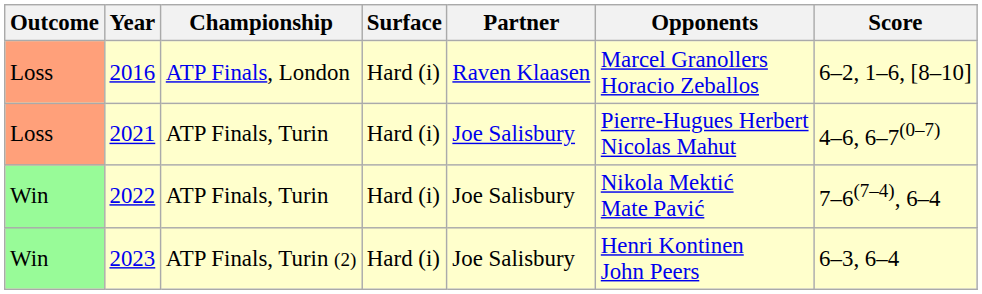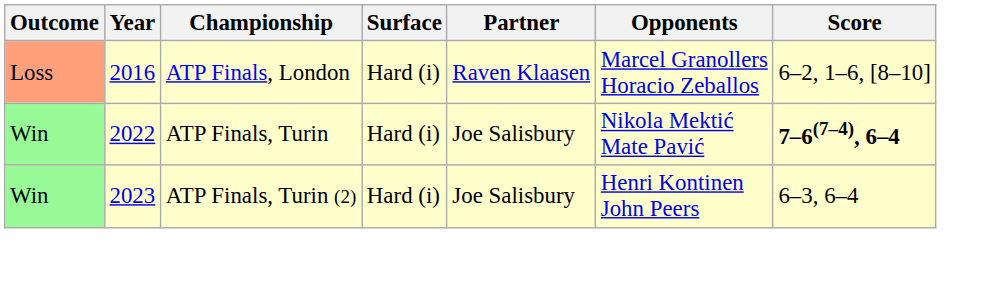- row: (132, 133)
(880, 195) normal -> (839, 133) bold
